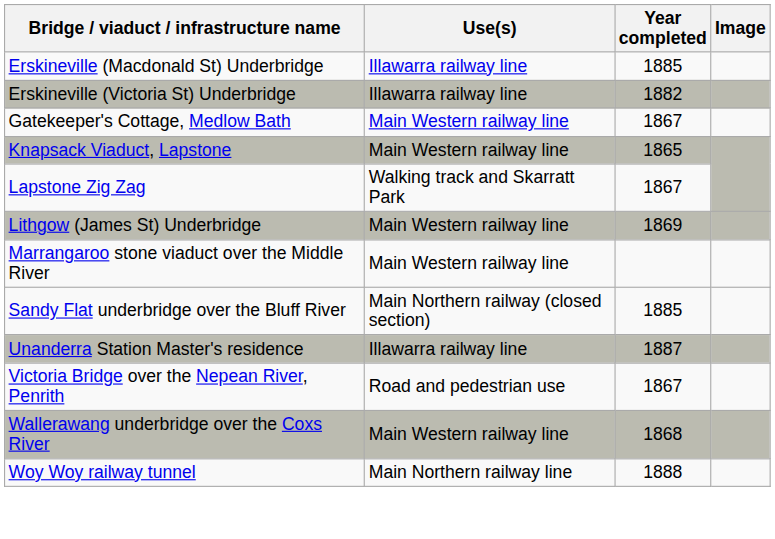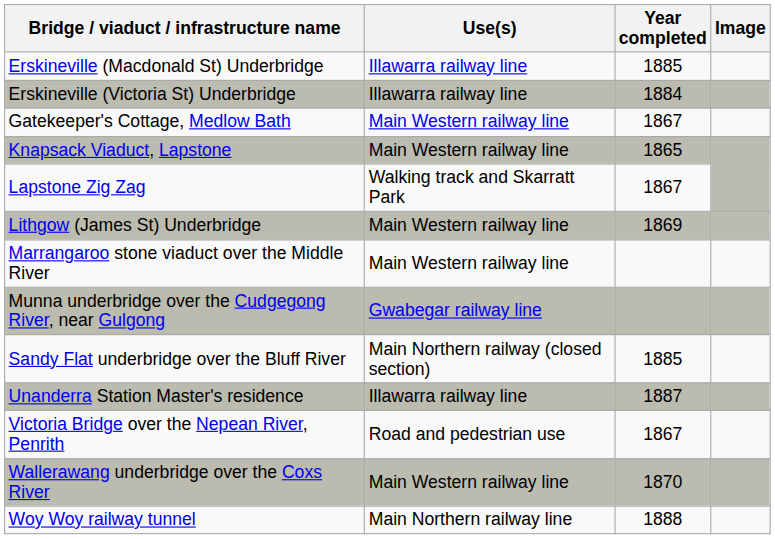(663, 94) 1882 -> (663, 94) 1884
+ row: (167, 311)
(663, 434) 1868 -> (663, 482) 1870
